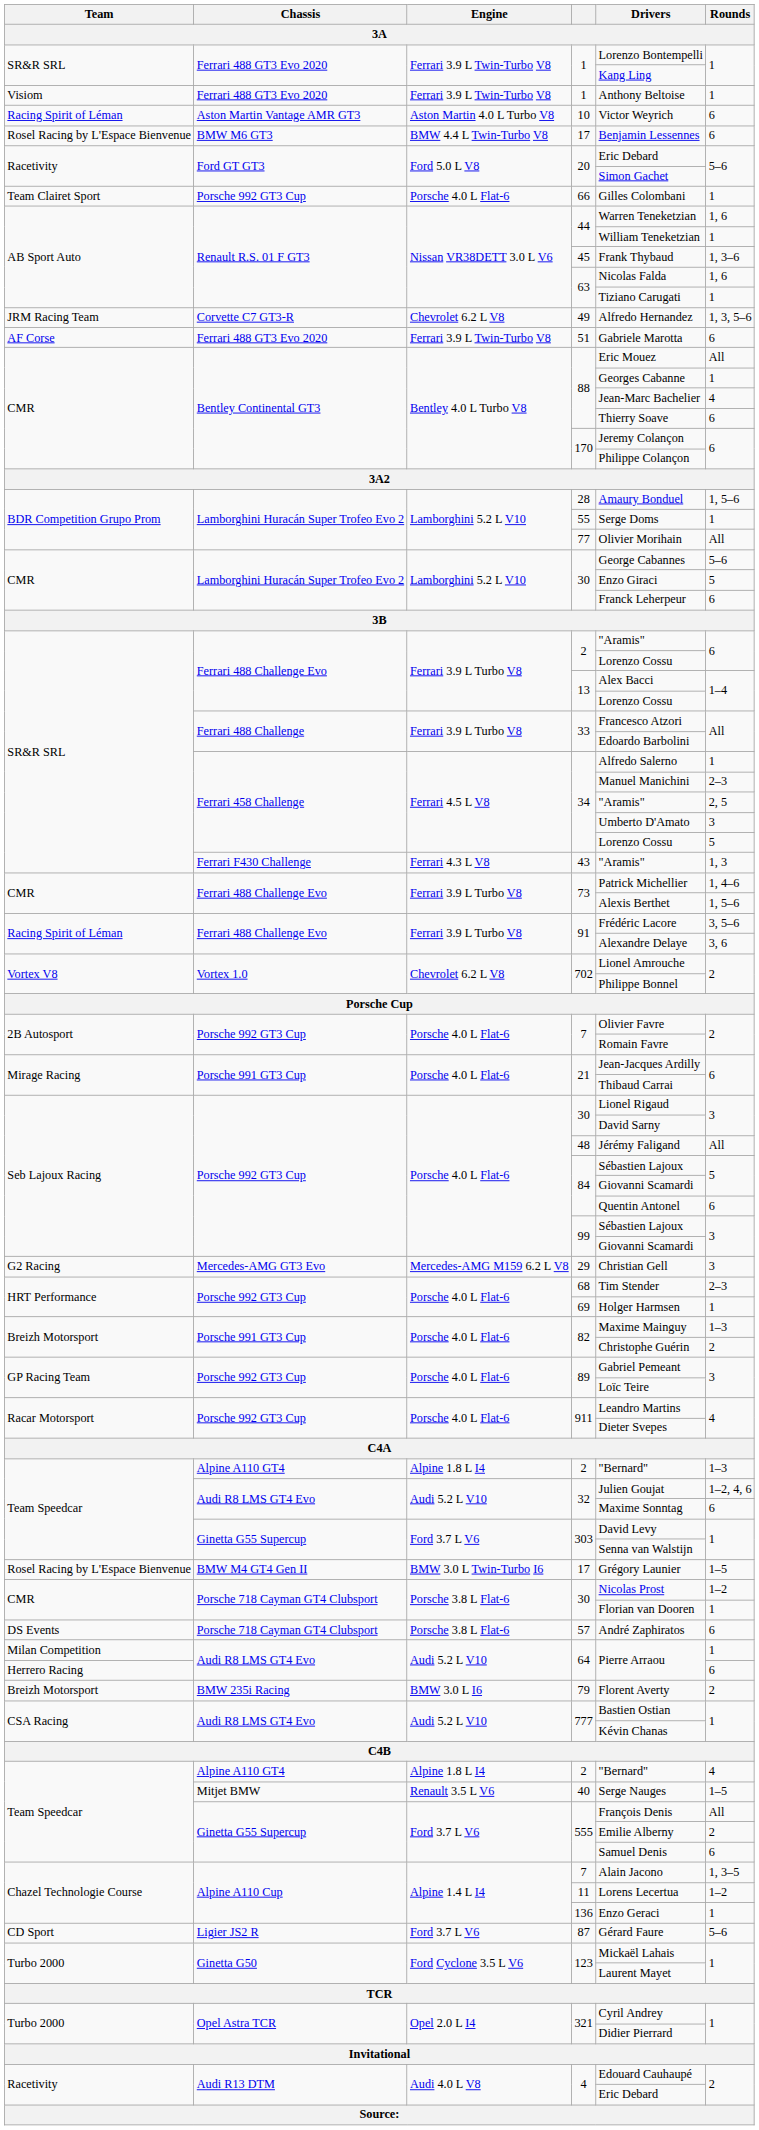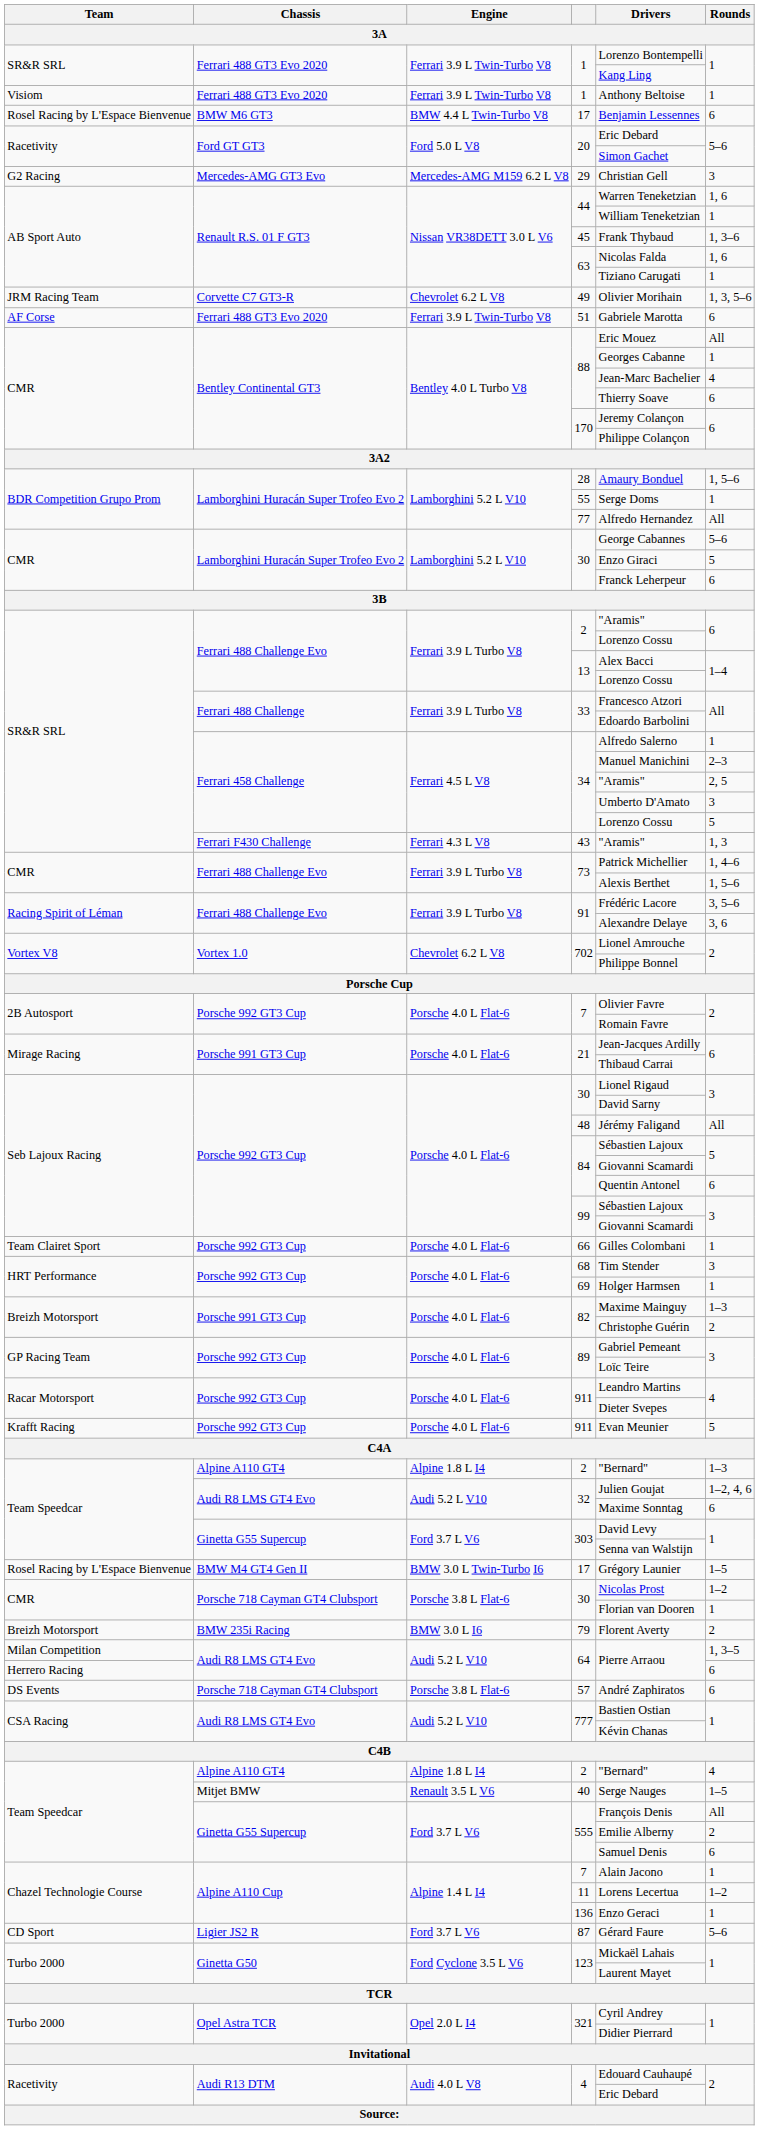- row: (65, 115)
rows swapped: (34, 1266) <-> (54, 195)
(646, 317) Alfredo Hernandez -> (640, 296) Olivier Morihain
(640, 539) Olivier Morihain -> (646, 519) Alfredo Hernandez
(718, 1286) 2–3 -> (712, 1266) 3
+ row: (41, 1427)
rows swapped: (33, 1629) <-> (53, 1690)
(712, 1649) 1 -> (724, 1649) 1, 3–5
(724, 1872) 1, 3–5 -> (712, 1872) 1
